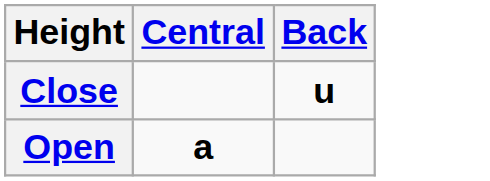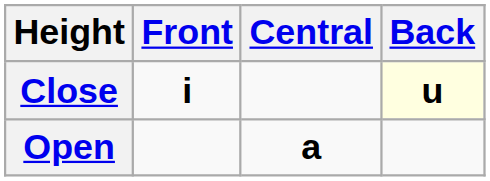+ column: (187, 32)
(324, 89) no background -> (432, 89) lightyellow background
